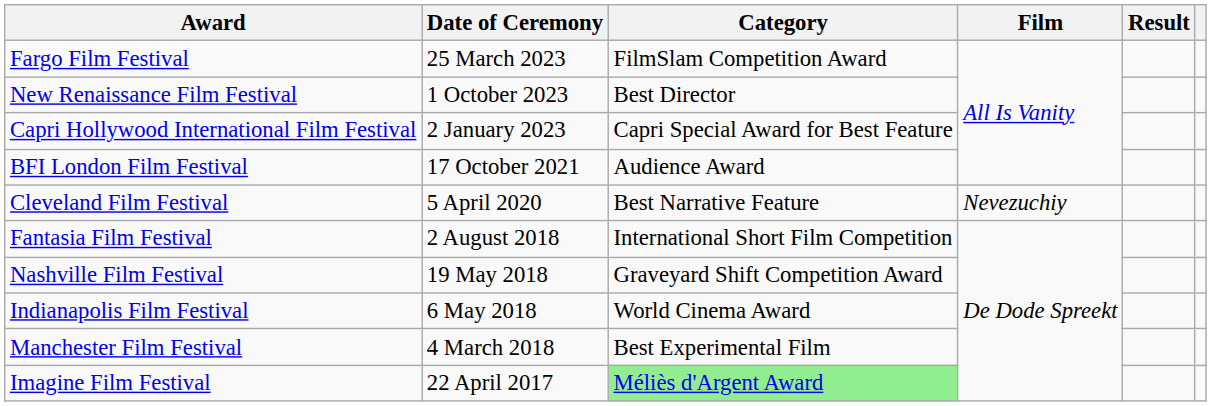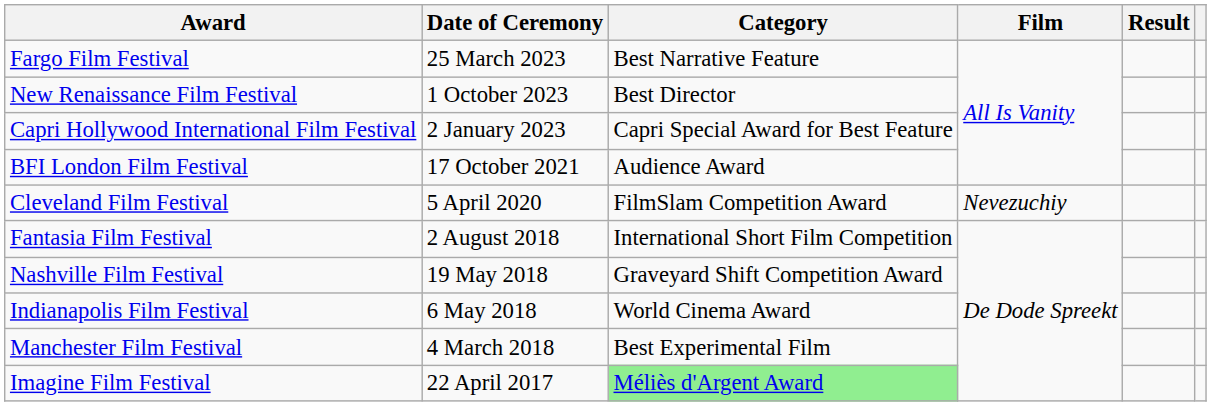(750, 58) FilmSlam Competition Award -> (716, 58) Best Narrative Feature
(716, 202) Best Narrative Feature -> (750, 202) FilmSlam Competition Award
